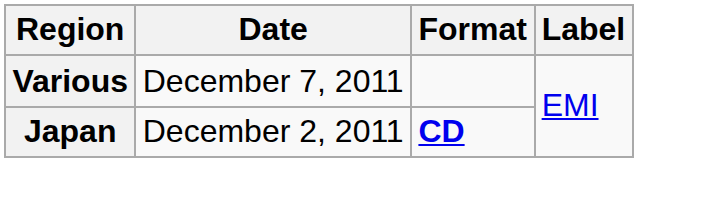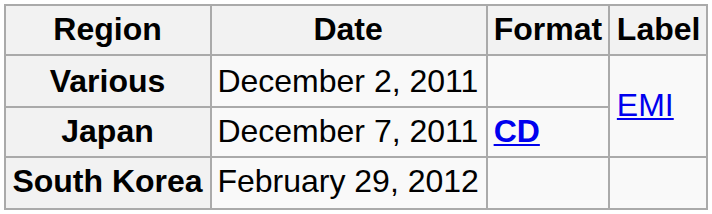(273, 80) December 7, 2011 -> (348, 80) December 2, 2011
(273, 131) December 2, 2011 -> (348, 131) December 7, 2011
+ row: (108, 182)
